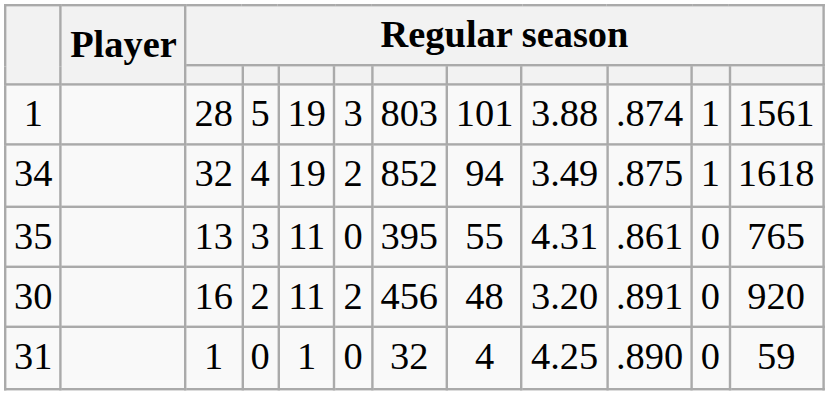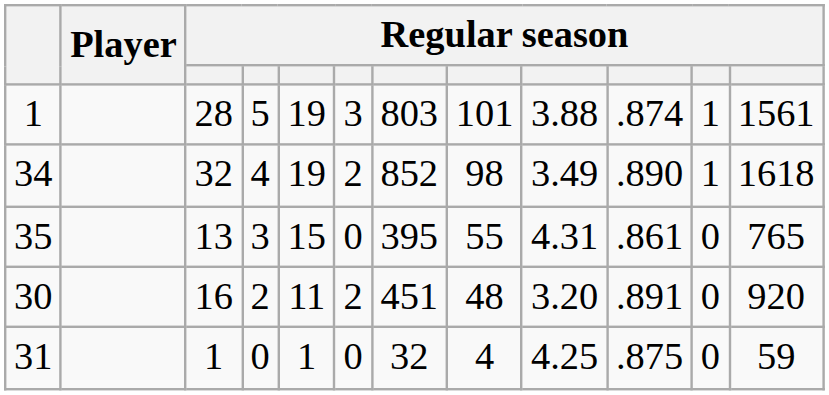(485, 174) 94 -> (485, 174) 98
(650, 174) .875 -> (650, 174) .890
(307, 235) 11 -> (307, 235) 15
(409, 296) 456 -> (409, 296) 451
(650, 357) .890 -> (650, 357) .875
